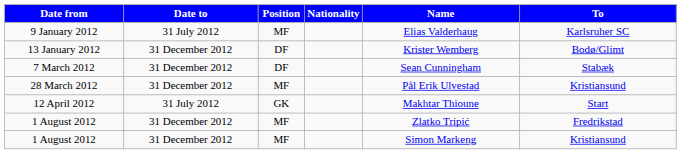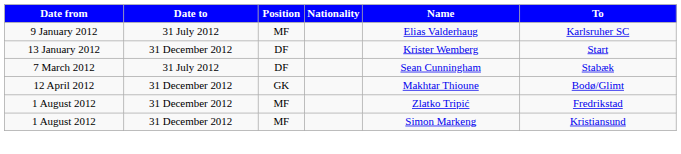(598, 50) Bodø/Glimt -> (598, 50) Start
(191, 68) 31 December 2012 -> (191, 68) 31 July 2012
- row: (64, 86)
(191, 104) 31 July 2012 -> (191, 86) 31 December 2012
(598, 104) Start -> (598, 86) Bodø/Glimt
